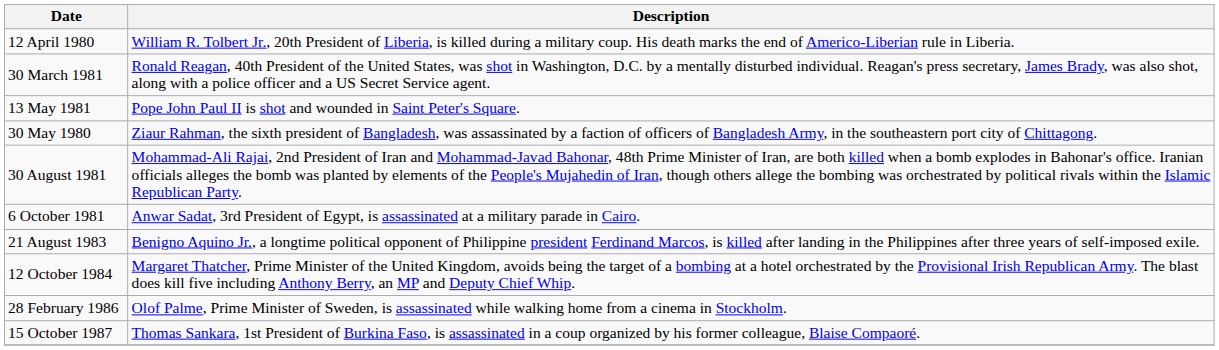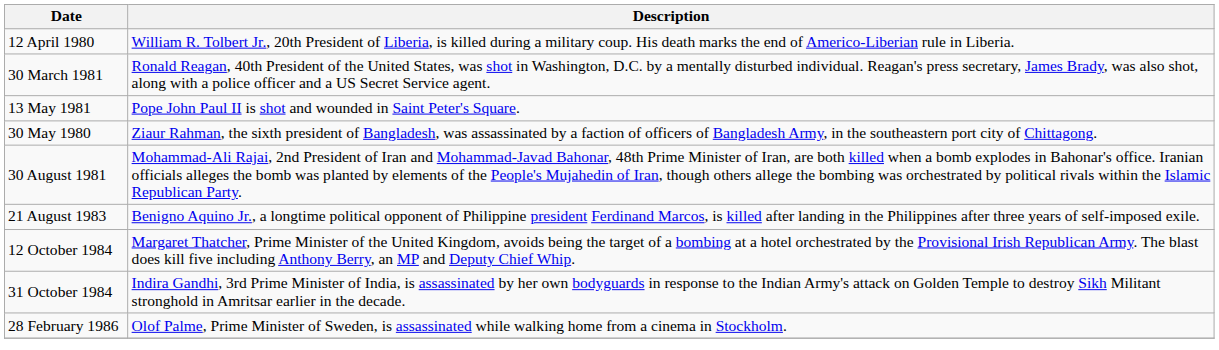- row: (56, 216)
+ row: (60, 292)
- row: (60, 332)
